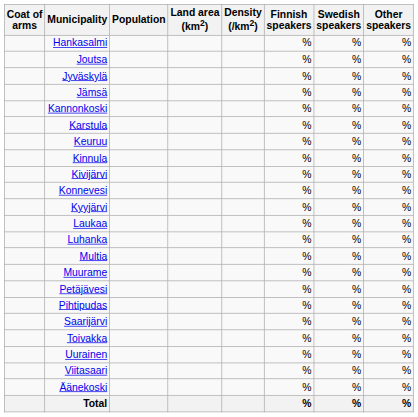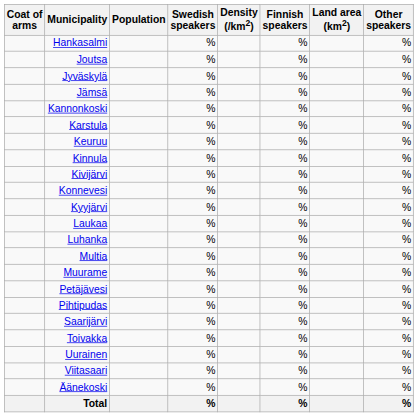columns swapped: (195, 20) <-> (339, 20)
